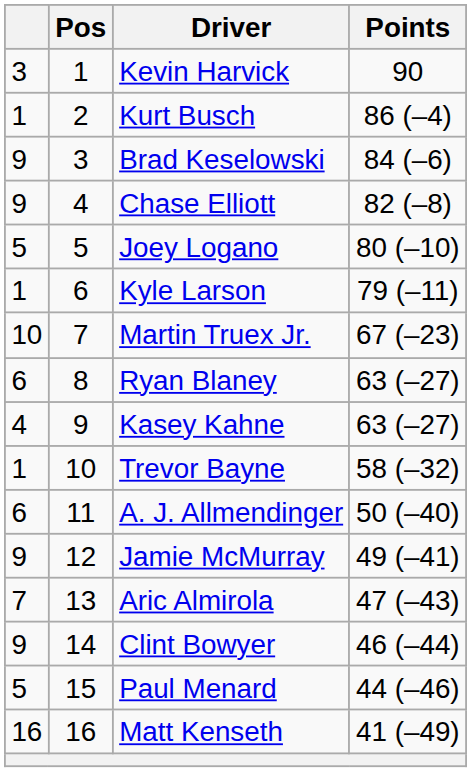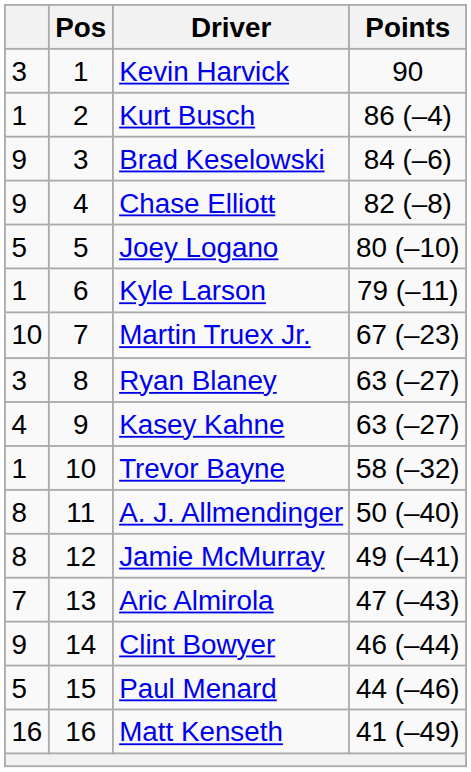(19, 379) 6 -> (19, 379) 3
(19, 511) 6 -> (19, 511) 8
(19, 556) 9 -> (19, 556) 8
